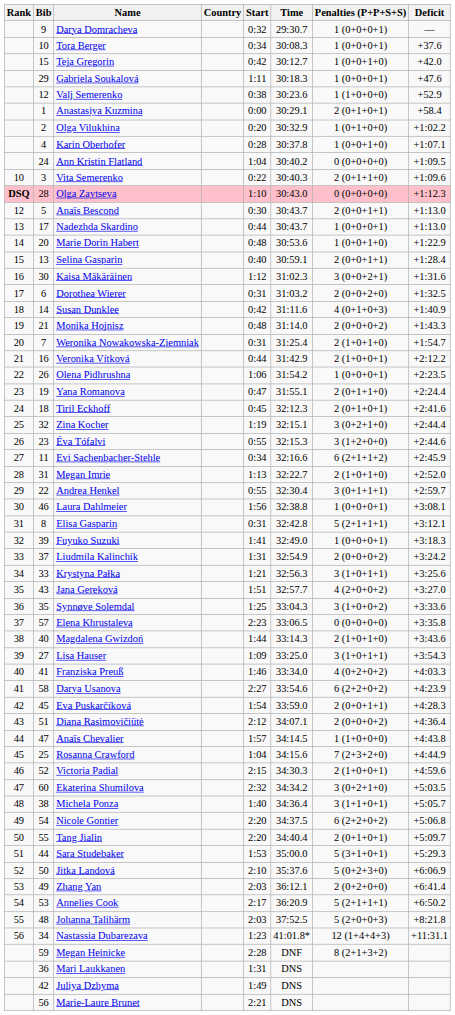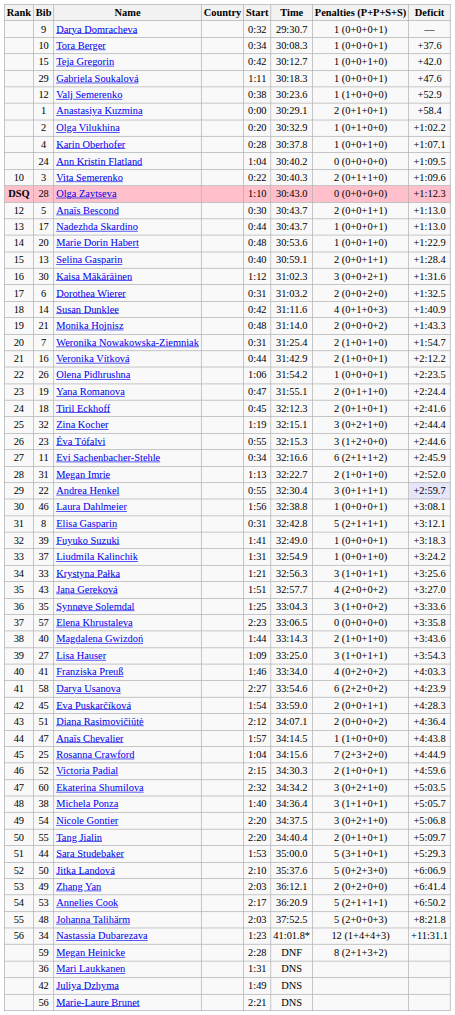(430, 491) no background -> (430, 491) lavender background
(361, 557) 2 (0+0+0+2) -> (361, 557) 1 (0+0+1+0)
(361, 820) 6 (2+2+0+2) -> (361, 820) 3 (0+2+1+0)
